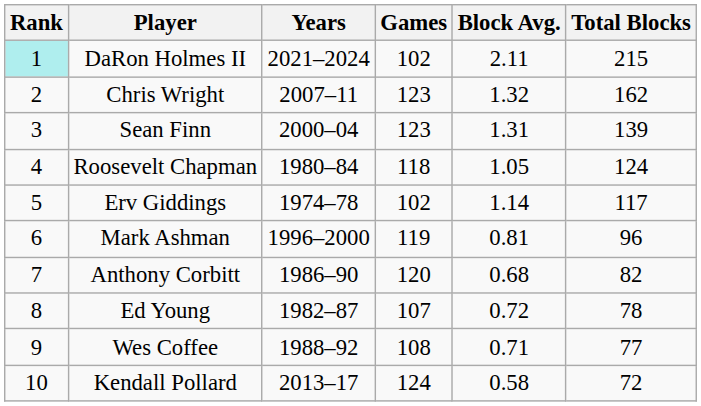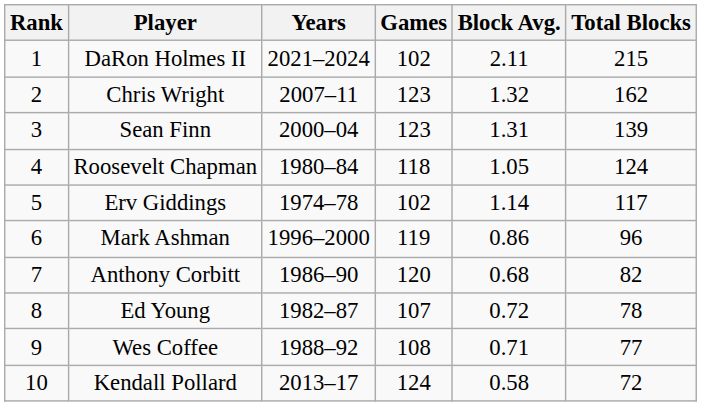(36, 58) paleturquoise background -> (36, 58) no background
(509, 238) 0.81 -> (509, 238) 0.86
